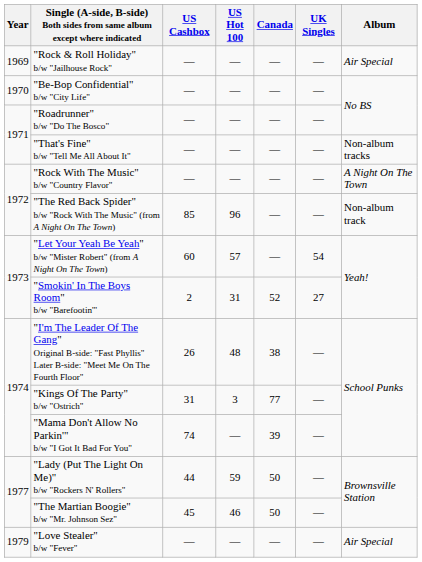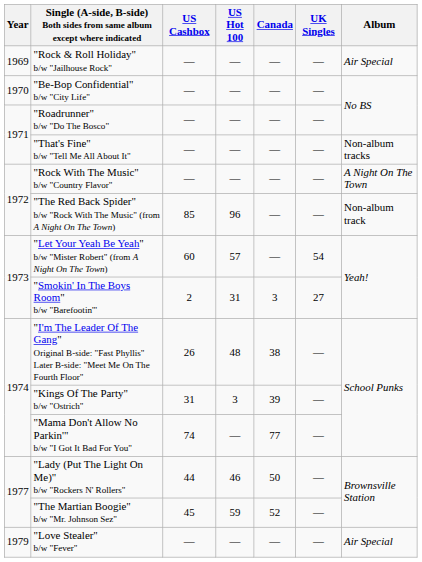(275, 298) 52 -> (275, 298) 3
(275, 399) 77 -> (275, 399) 39
(275, 435) 39 -> (275, 435) 77
(235, 477) 59 -> (235, 477) 46
(235, 512) 46 -> (235, 512) 59
(275, 512) 50 -> (275, 512) 52
